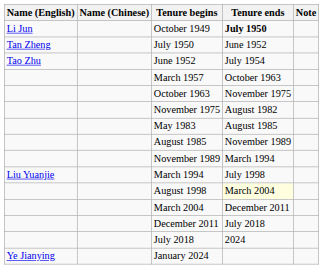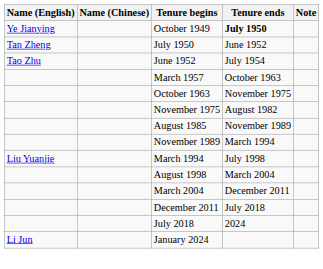(20, 28) Li Jun -> (31, 28) Ye Jianying
- row: (175, 126)
(250, 191) lightyellow background -> (250, 175) no background
(31, 256) Ye Jianying -> (20, 239) Li Jun
